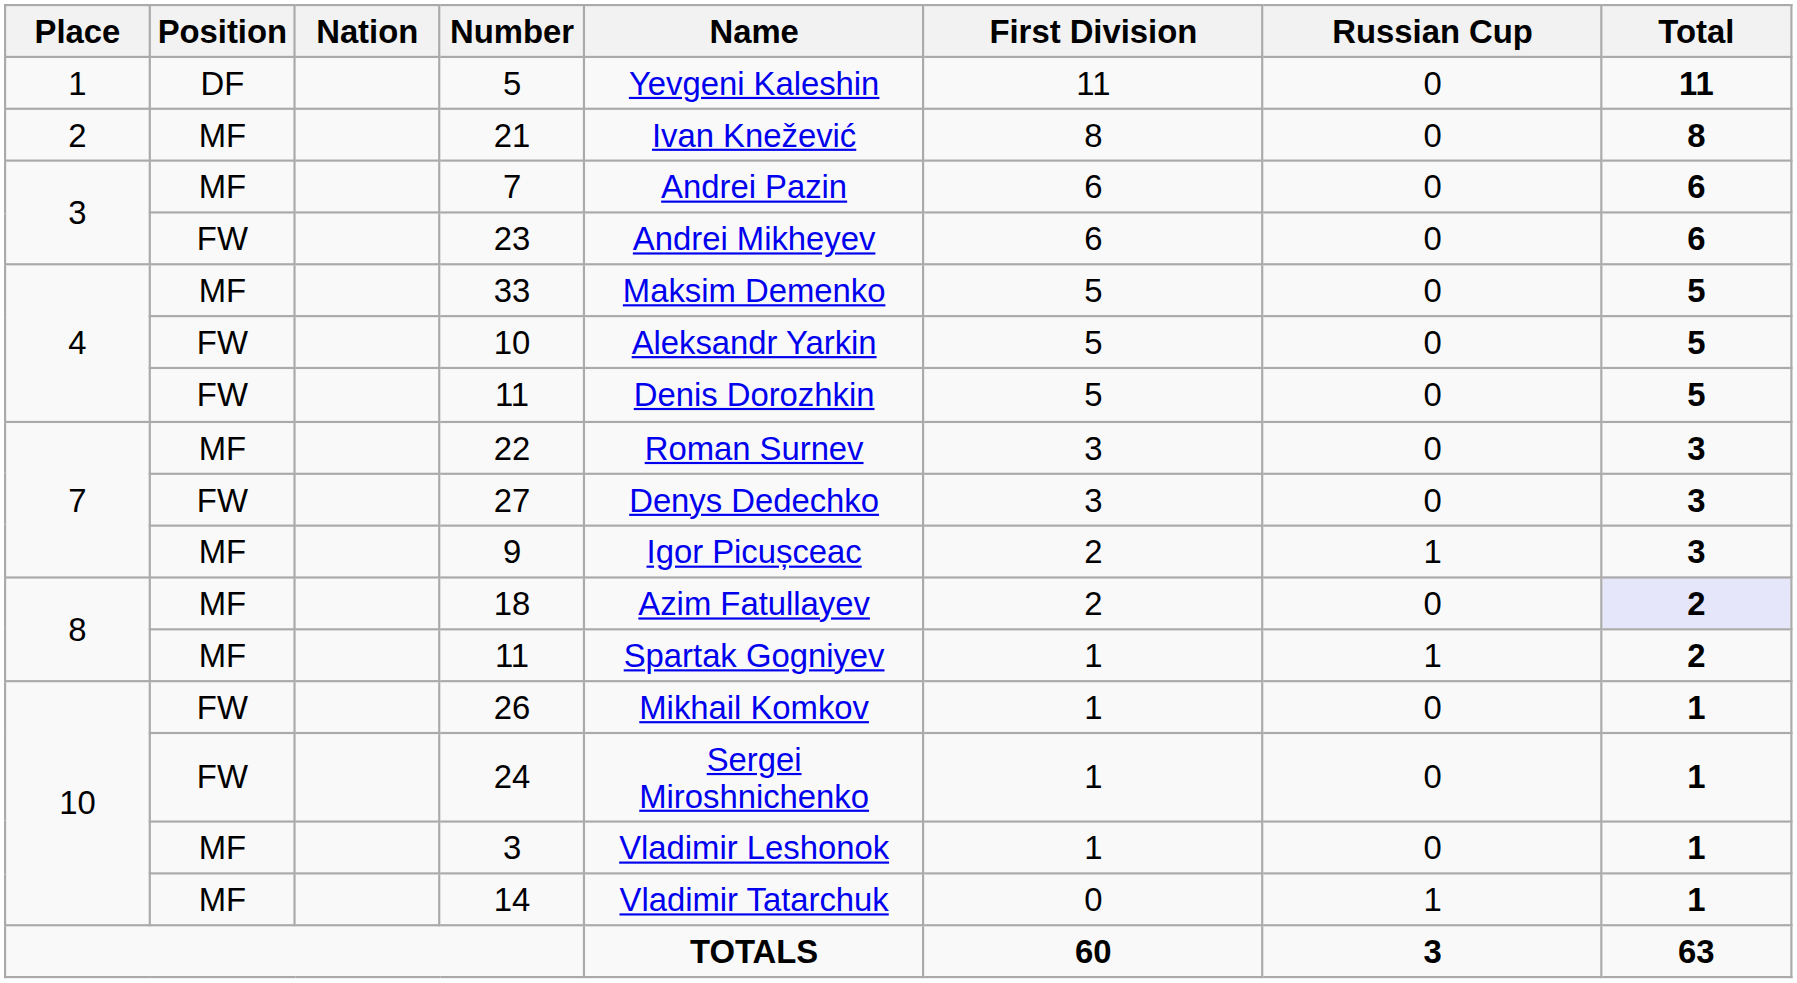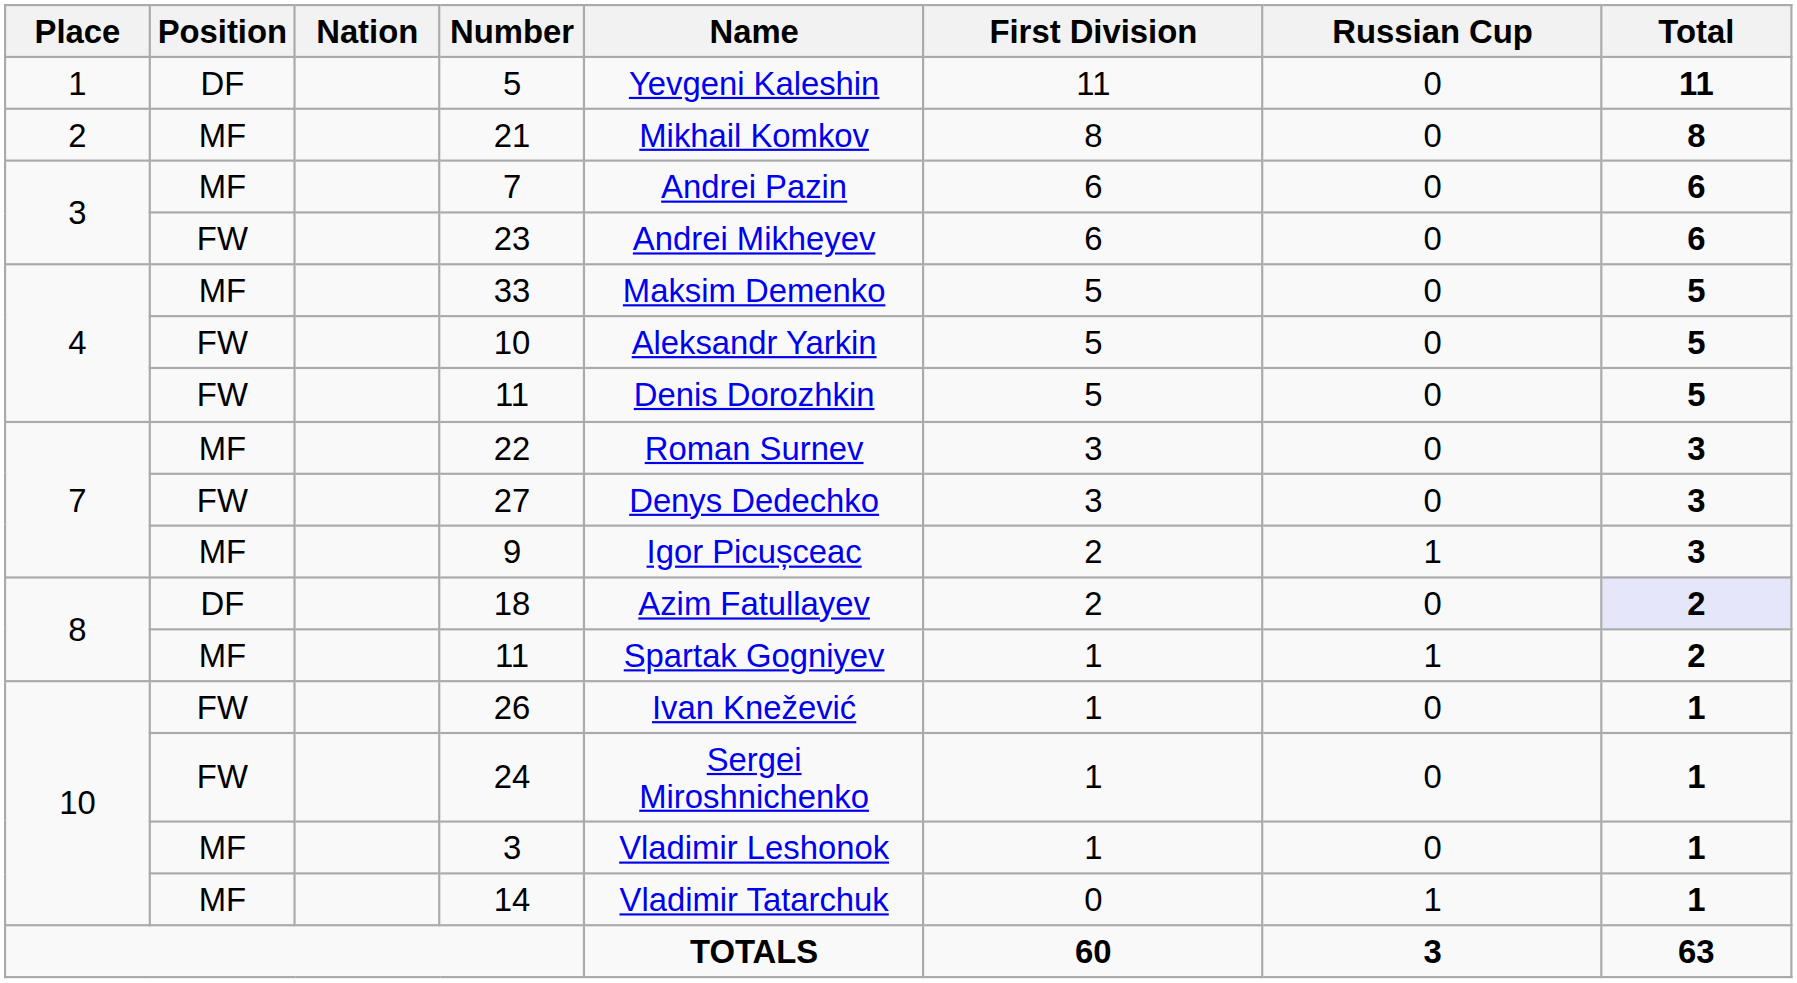(754, 135) Ivan Knežević -> (754, 135) Mikhail Komkov
(222, 603) MF -> (222, 603) DF
(754, 707) Mikhail Komkov -> (754, 707) Ivan Knežević
